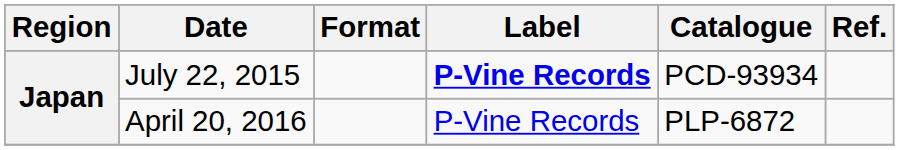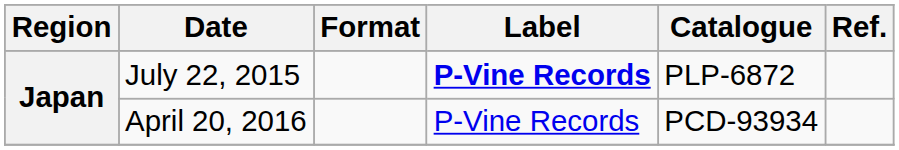(741, 74) PCD-93934 -> (730, 74) PLP-6872
(730, 121) PLP-6872 -> (741, 121) PCD-93934
